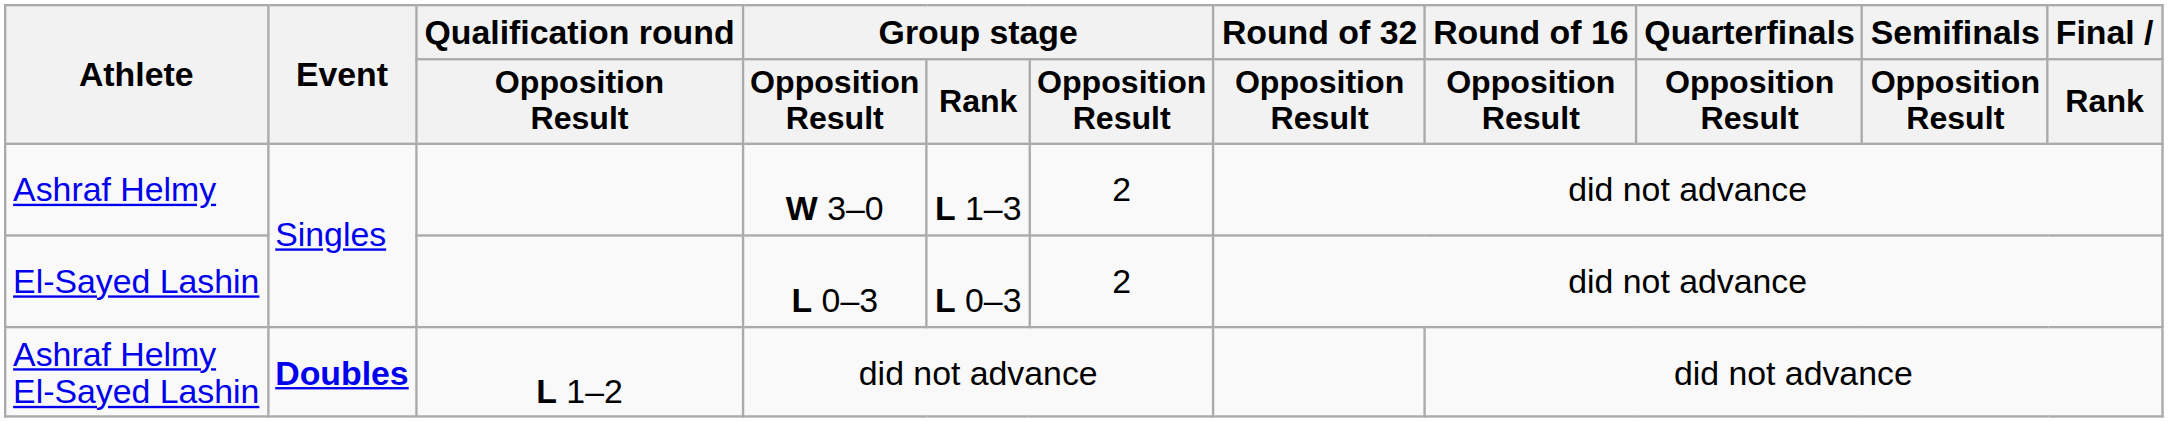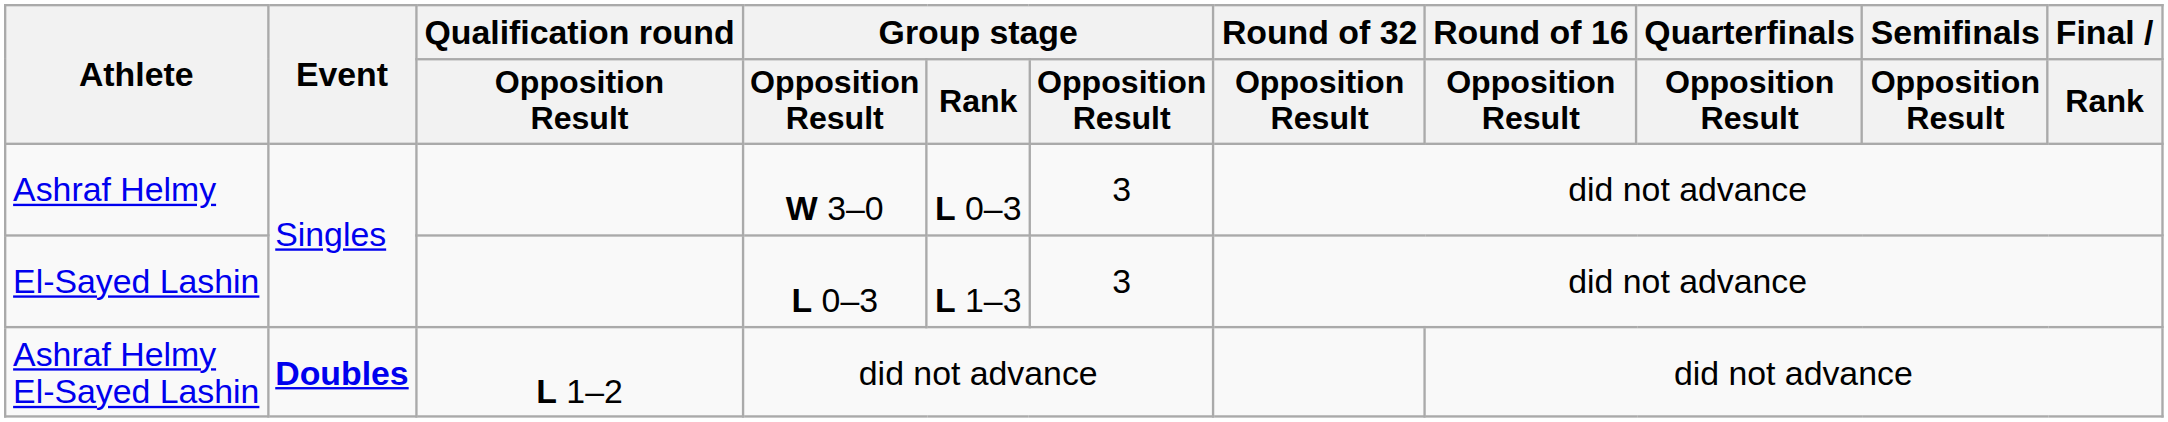(978, 209) L 1–3 -> (978, 209) L 0–3
(1122, 190) 2 -> (1122, 190) 3
(978, 300) L 0–3 -> (978, 300) L 1–3
(1122, 281) 2 -> (1122, 281) 3
